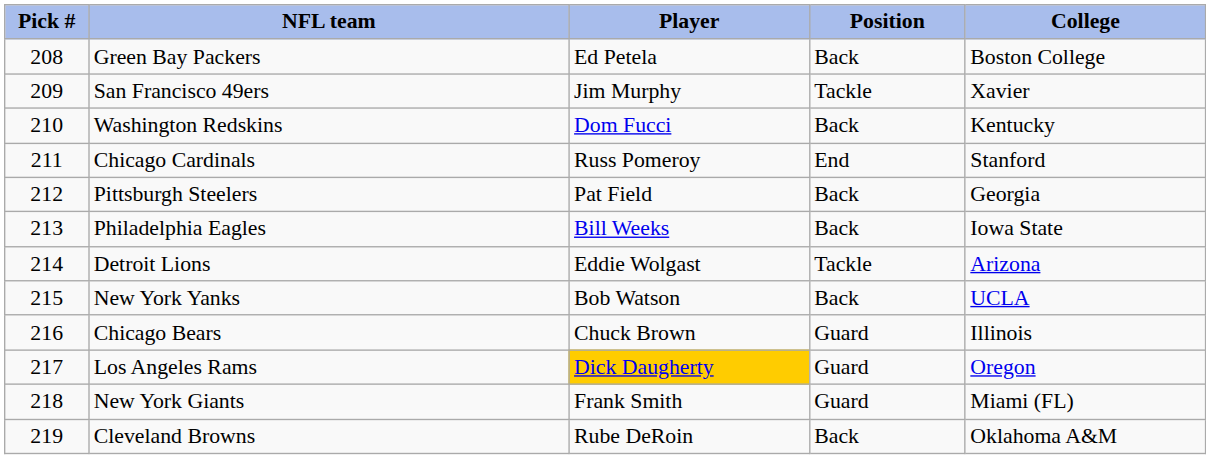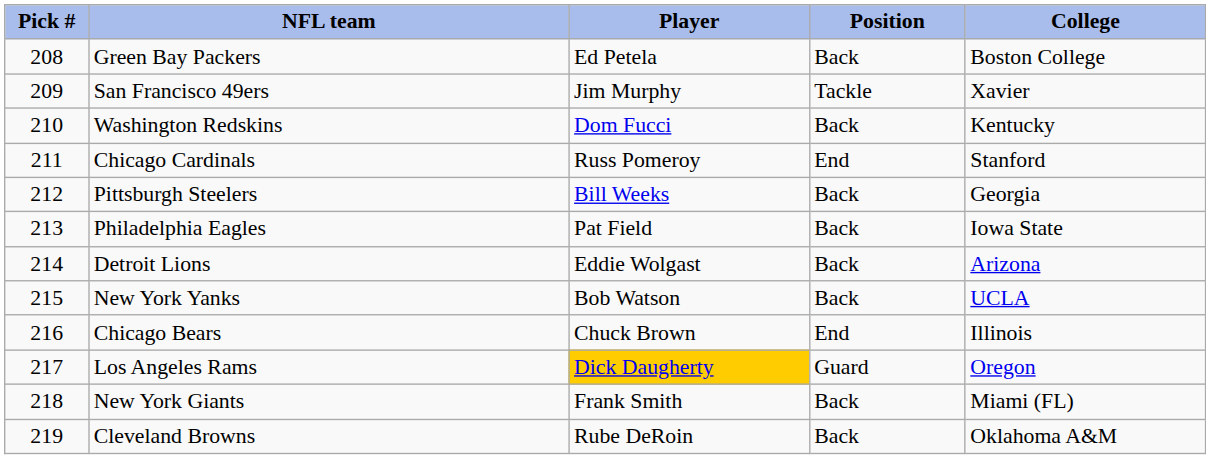(613, 194) Pat Field -> (622, 194) Bill Weeks
(622, 228) Bill Weeks -> (613, 228) Pat Field
(843, 263) Tackle -> (837, 263) Back
(841, 332) Guard -> (832, 332) End
(841, 401) Guard -> (837, 401) Back
